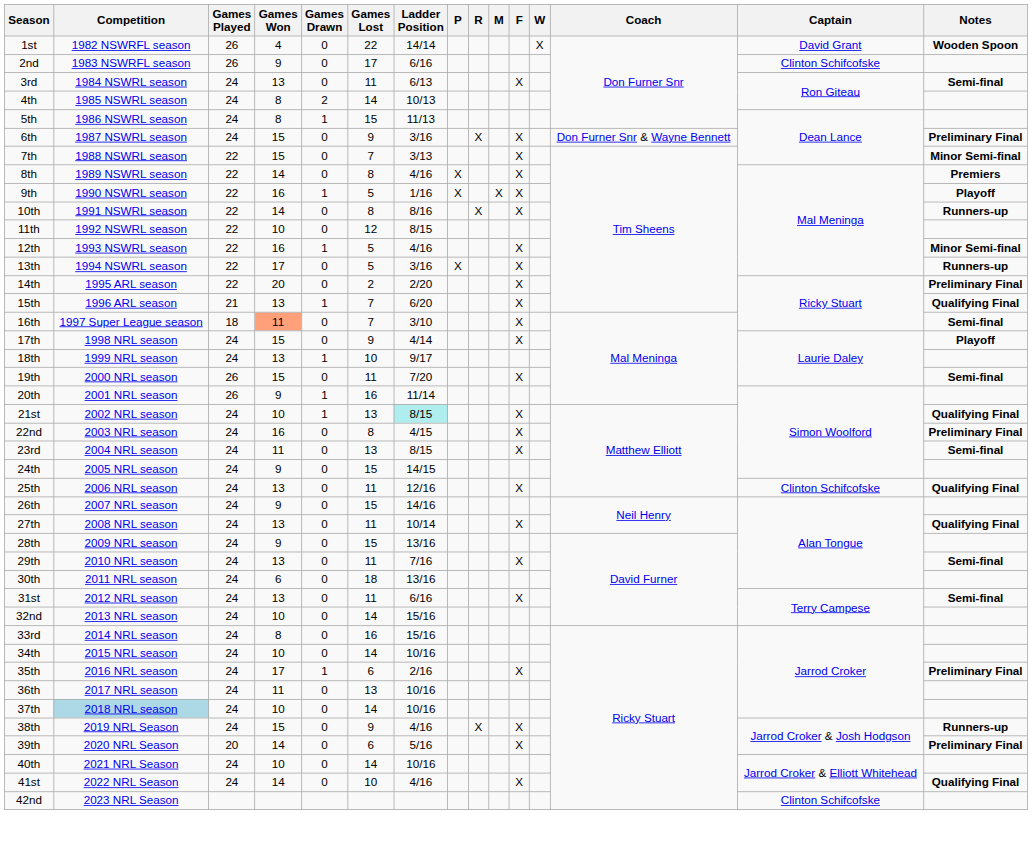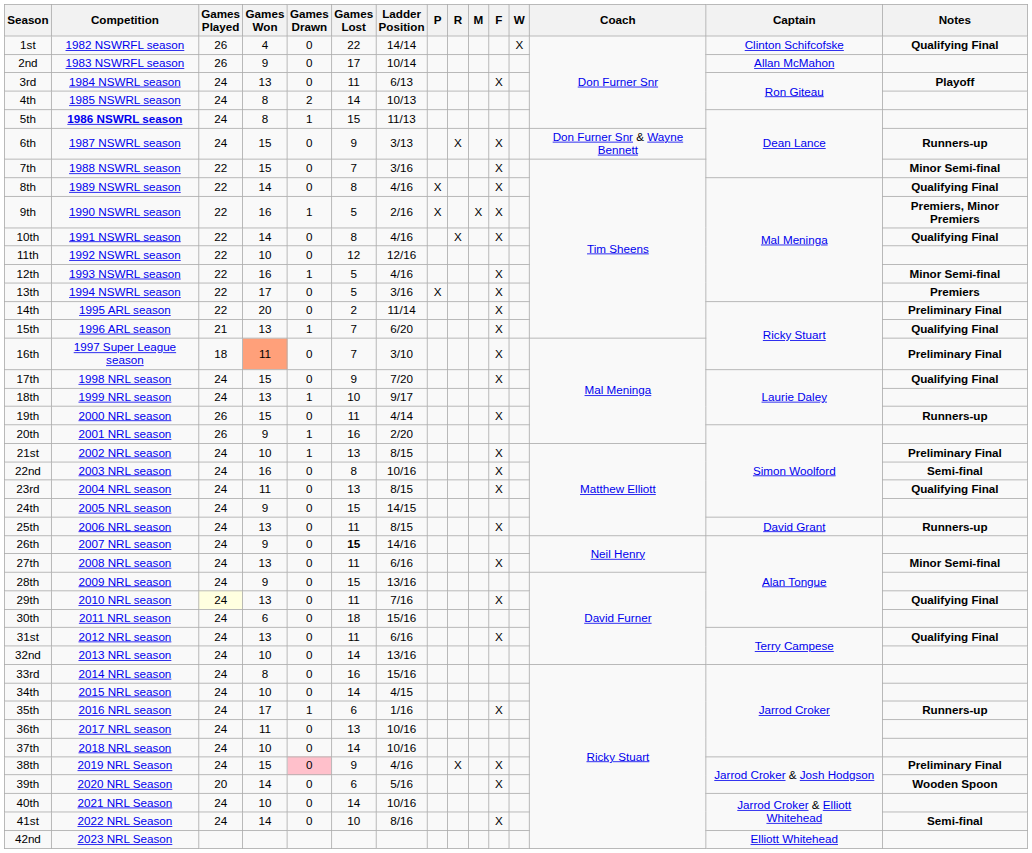(830, 45) David Grant -> (794, 45) Clinton Schifcofske
(976, 45) Wooden Spoon -> (955, 45) Qualifying Final
(421, 64) 6/16 -> (402, 64) 10/14
(830, 64) Clinton Schifcofske -> (794, 64) Allan McMahon
(976, 82) Semi-final -> (955, 82) Playoff
(131, 119) normal -> (125, 119) bold
(421, 138) 3/16 -> (402, 144) 3/13
(976, 138) Preliminary Final -> (955, 144) Runners-up
(421, 156) 3/13 -> (402, 169) 3/16
(976, 174) Premiers -> (955, 187) Qualifying Final
(421, 193) 1/16 -> (402, 212) 2/16
(976, 193) Playoff -> (955, 212) Premiers, Minor Premiers
(421, 211) 8/16 -> (402, 237) 4/16
(976, 211) Runners-up -> (955, 237) Qualifying Final
(421, 230) 8/15 -> (402, 256) 12/16
(976, 267) Runners-up -> (955, 292) Premiers
(421, 285) 2/20 -> (402, 311) 11/14
(976, 322) Semi-final -> (955, 354) Preliminary Final
(421, 340) 4/14 -> (402, 379) 7/20
(976, 340) Playoff -> (955, 379) Qualifying Final
(421, 377) 7/20 -> (402, 416) 4/14
(976, 377) Semi-final -> (955, 416) Runners-up
(421, 396) 11/14 -> (402, 434) 2/20
(421, 414) paleturquoise background -> (402, 453) no background
(976, 414) Qualifying Final -> (955, 453) Preliminary Final
(421, 432) 4/15 -> (402, 471) 10/16
(976, 432) Preliminary Final -> (955, 471) Semi-final
(976, 451) Semi-final -> (955, 490) Qualifying Final
(421, 488) 12/16 -> (402, 527) 8/15
(830, 488) Clinton Schifcofske -> (794, 527) David Grant
(976, 488) Qualifying Final -> (955, 527) Runners-up
(371, 506) normal -> (354, 545) bold
(421, 525) 10/14 -> (402, 563) 6/16
(976, 525) Qualifying Final -> (955, 563) Minor Semi-final
(232, 561) no background -> (221, 600) lightyellow background
(976, 561) Semi-final -> (955, 600) Qualifying Final
(421, 580) 13/16 -> (402, 619) 15/16
(976, 598) Semi-final -> (955, 637) Qualifying Final
(421, 617) 15/16 -> (402, 656) 13/16
(421, 654) 10/16 -> (402, 692) 4/15
(421, 672) 2/16 -> (402, 711) 1/16
(976, 672) Preliminary Final -> (955, 711) Runners-up
(131, 709) lightblue background -> (125, 748) no background
(324, 727) no background -> (309, 766) pink background
(976, 727) Runners-up -> (955, 766) Preliminary Final
(976, 746) Preliminary Final -> (955, 785) Wooden Spoon
(421, 782) 4/16 -> (402, 821) 8/16
(976, 782) Qualifying Final -> (955, 821) Semi-final
(830, 801) Clinton Schifcofske -> (794, 840) Elliott Whitehead
